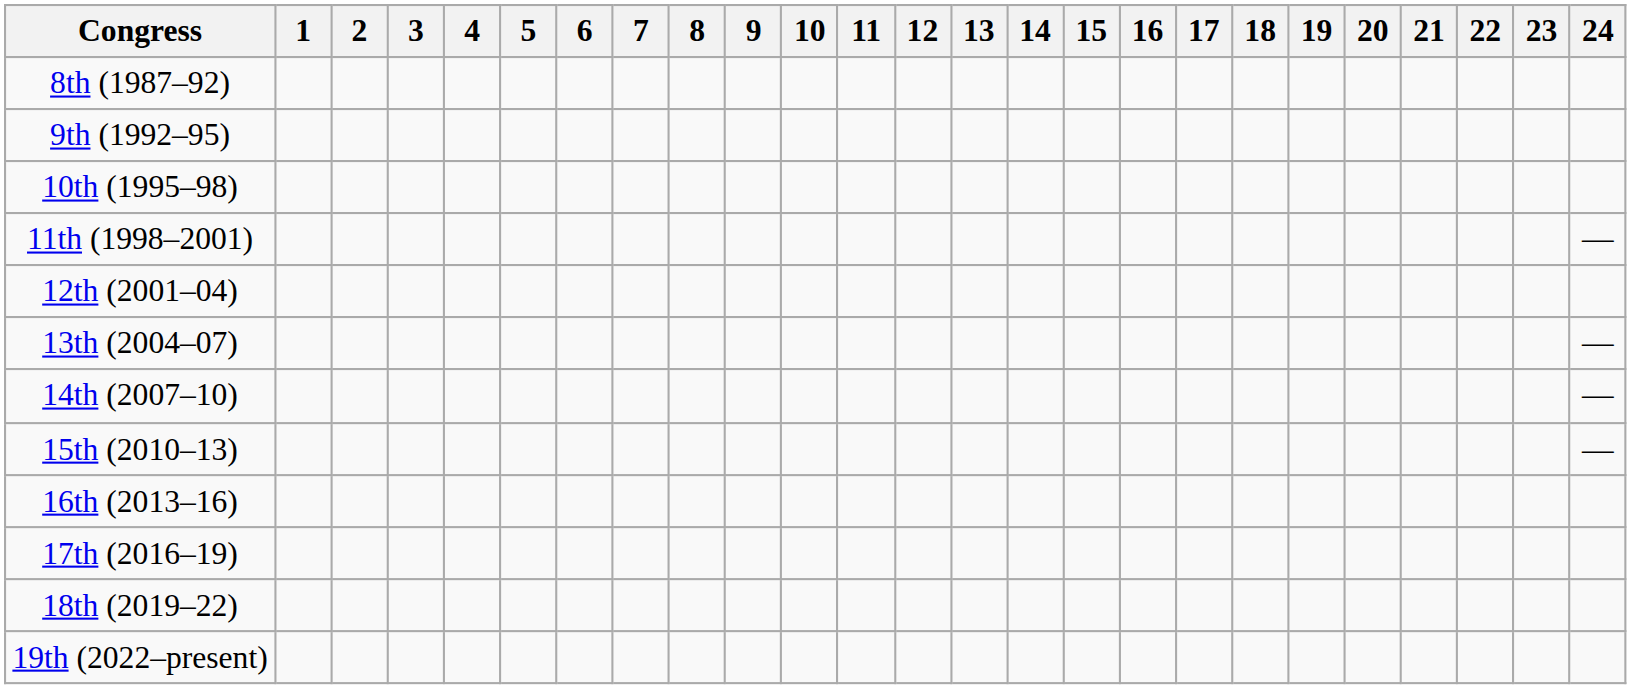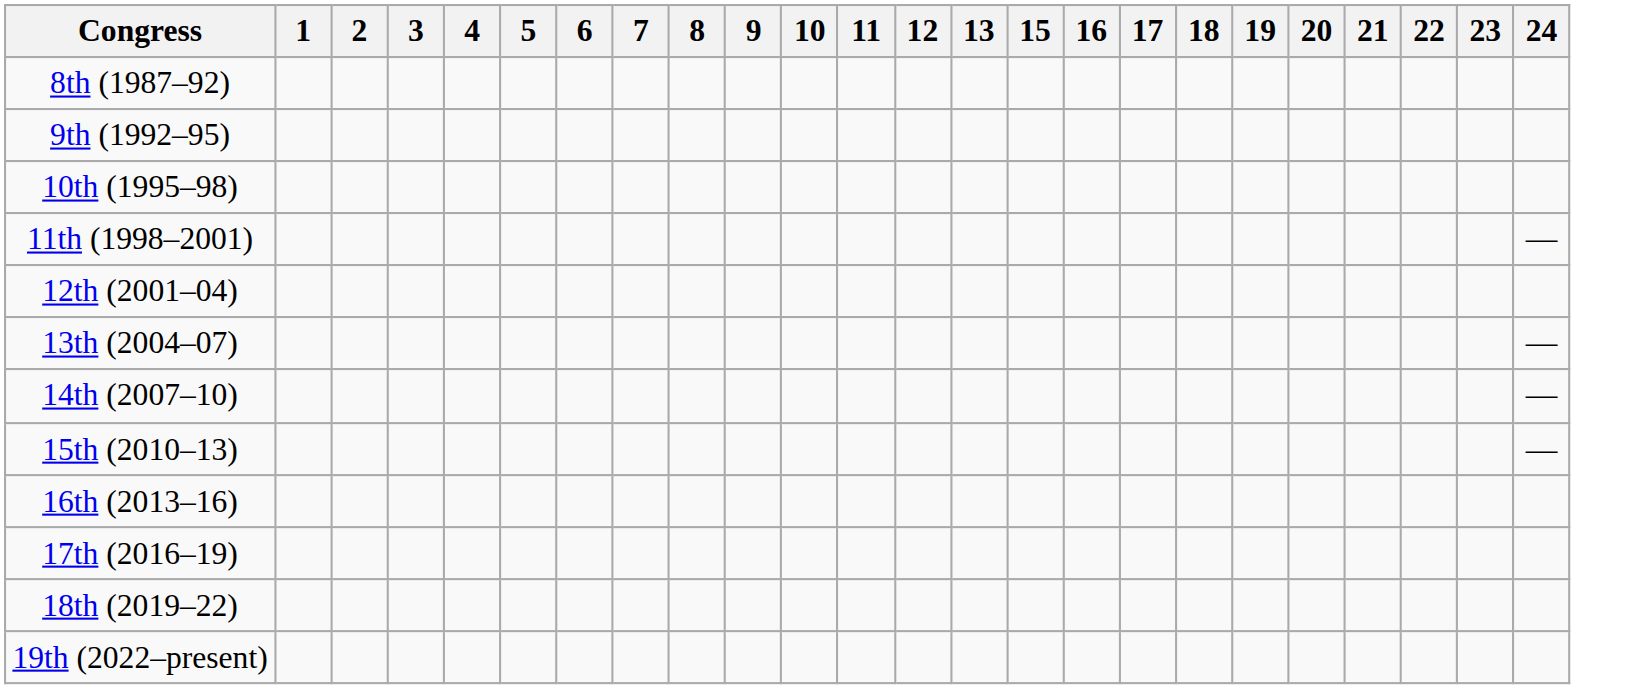- column: (1035, 30)
